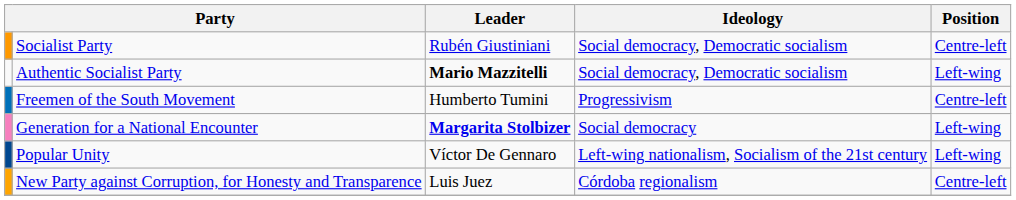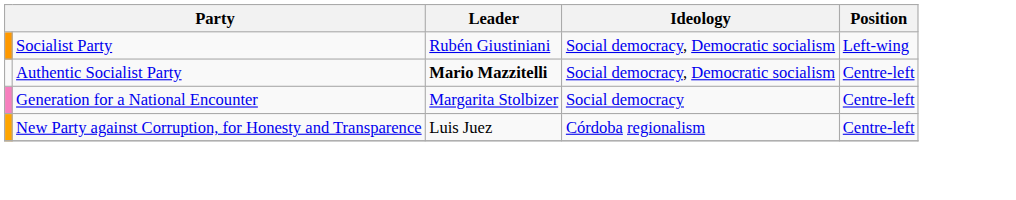(971, 45) Centre-left -> (876, 45) Left-wing
(968, 72) Left-wing -> (879, 72) Centre-left
- row: (126, 100)
(500, 127) bold -> (494, 100) normal
(968, 127) Left-wing -> (879, 100) Centre-left
- row: (63, 154)
